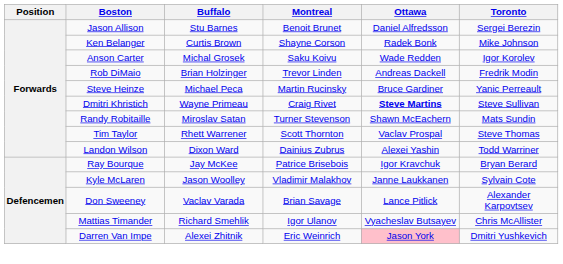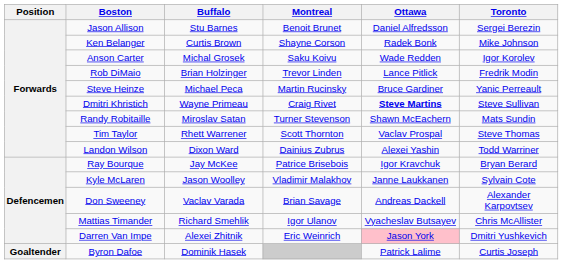(410, 73) Andreas Dackell -> (410, 73) Lance Pitlick
(410, 201) Lance Pitlick -> (410, 201) Andreas Dackell
+ row: (115, 252)
